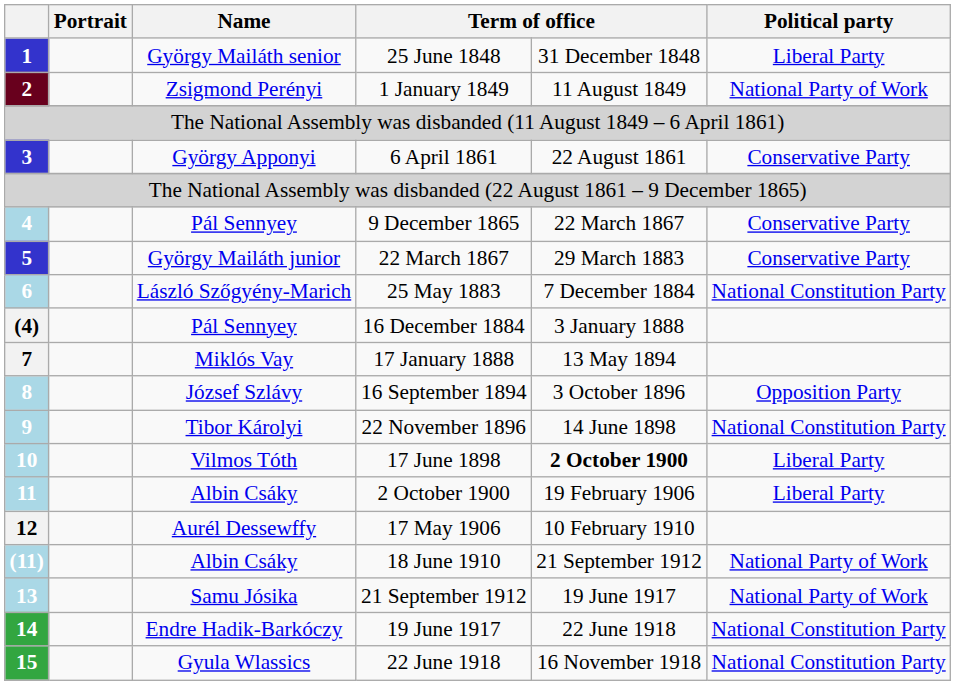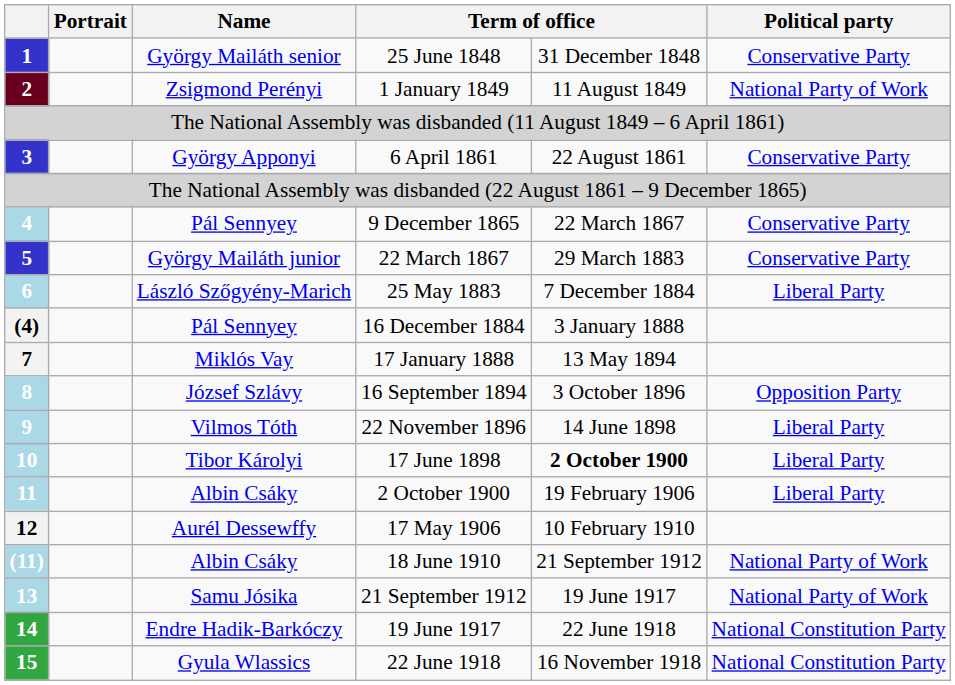(829, 55) Liberal Party -> (829, 55) Conservative Party
(829, 291) National Constitution Party -> (829, 291) Liberal Party
(244, 426) Tibor Károlyi -> (244, 426) Vilmos Tóth
(829, 426) National Constitution Party -> (829, 426) Liberal Party
(244, 460) Vilmos Tóth -> (244, 460) Tibor Károlyi
